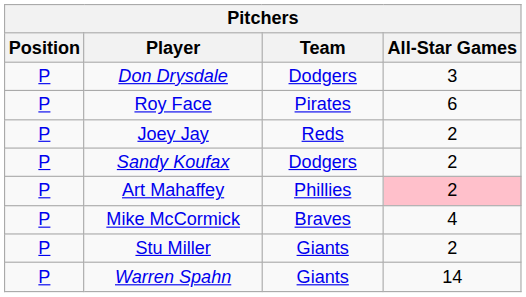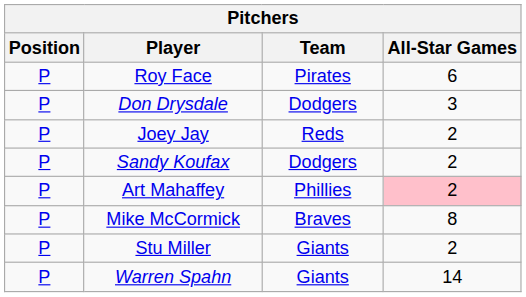rows swapped: (173, 76) <-> (173, 104)
(452, 219) 4 -> (452, 219) 8
